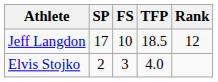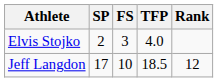rows swapped: (47, 41) <-> (44, 65)
